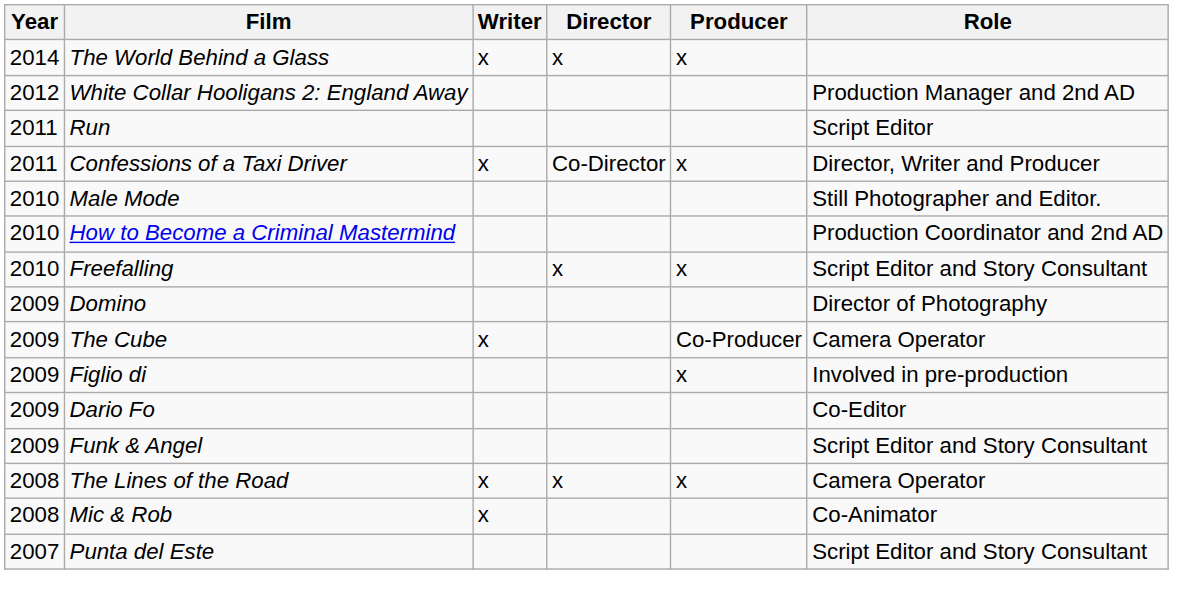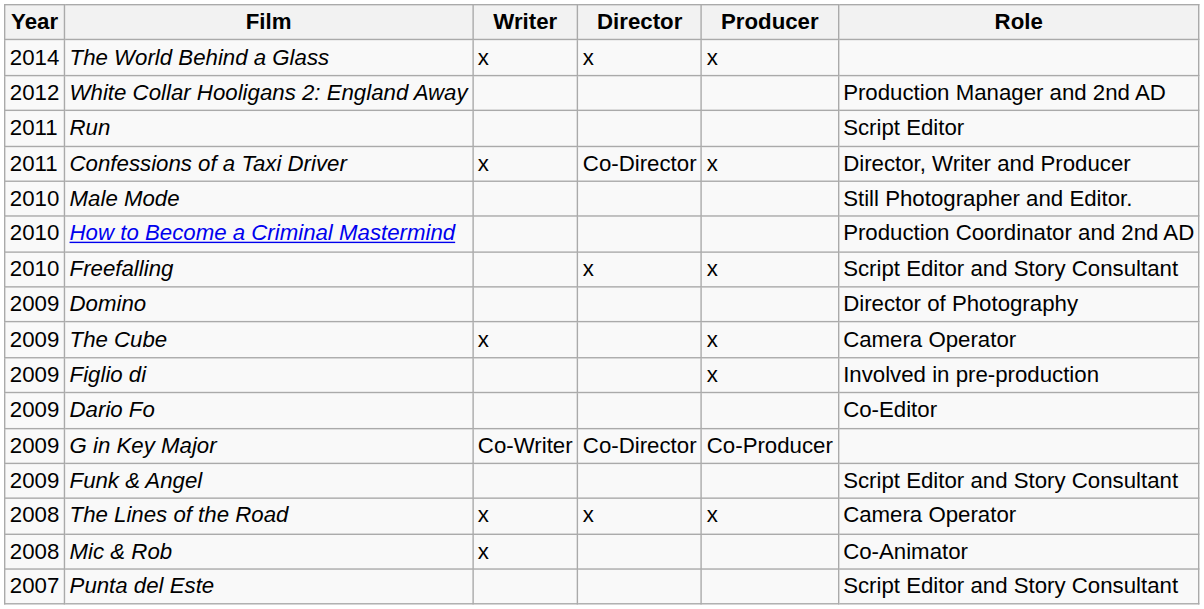(739, 339) Co-Producer -> (712, 339) x
+ row: (143, 445)
